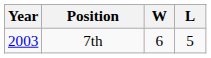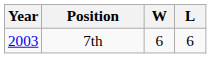(190, 40) 5 -> (190, 40) 6
